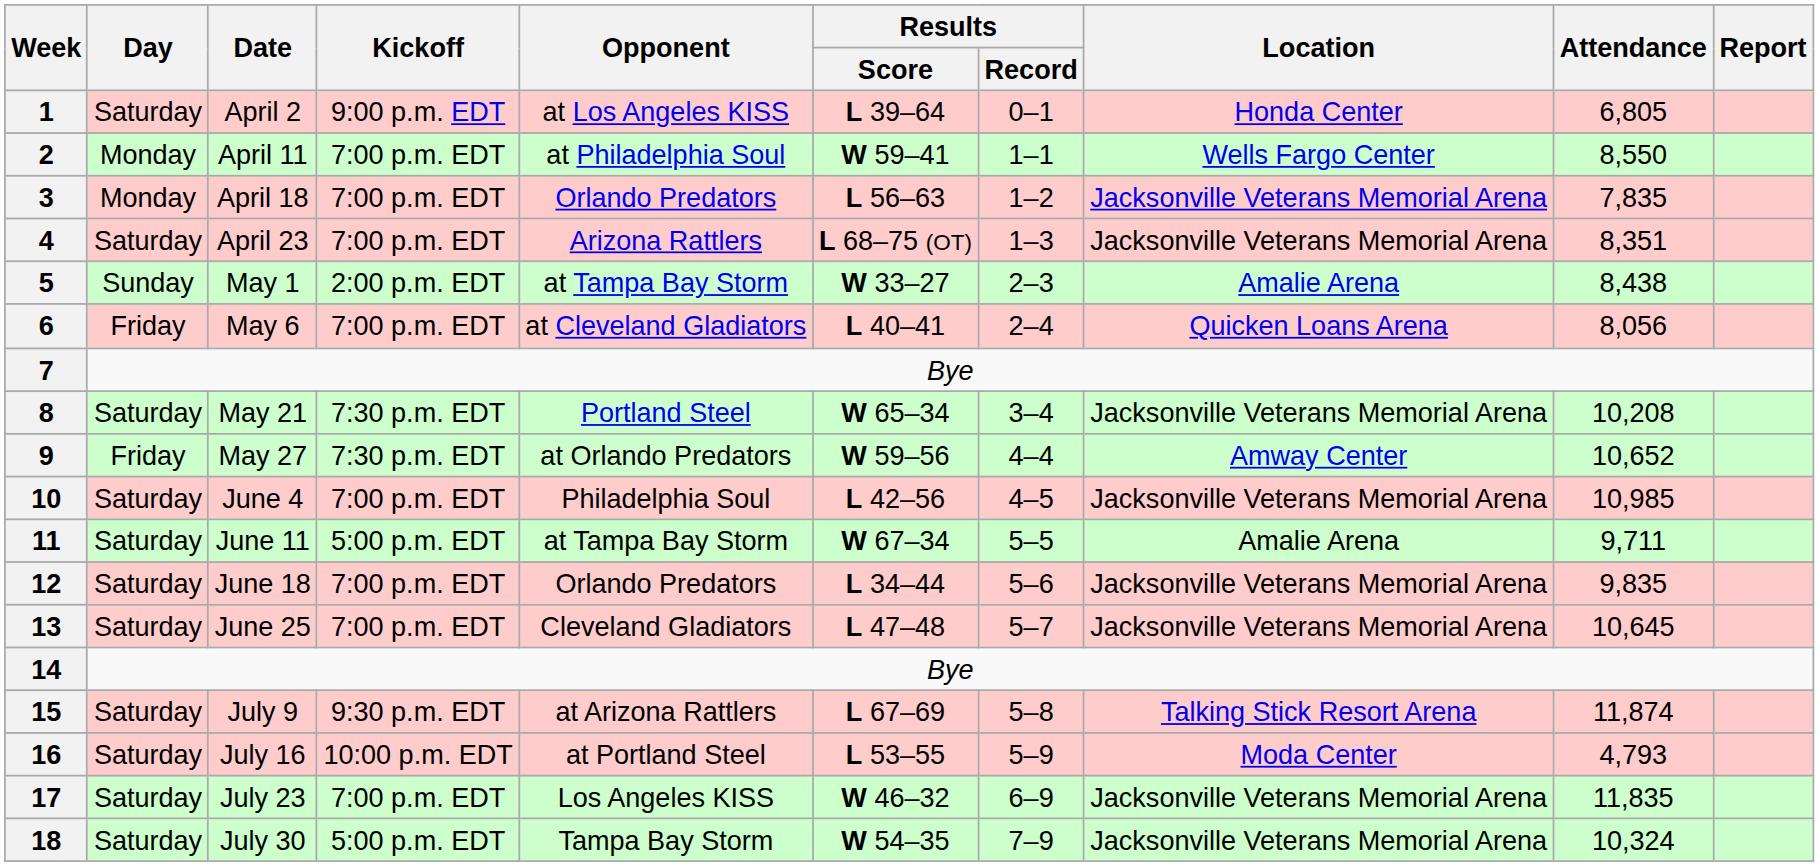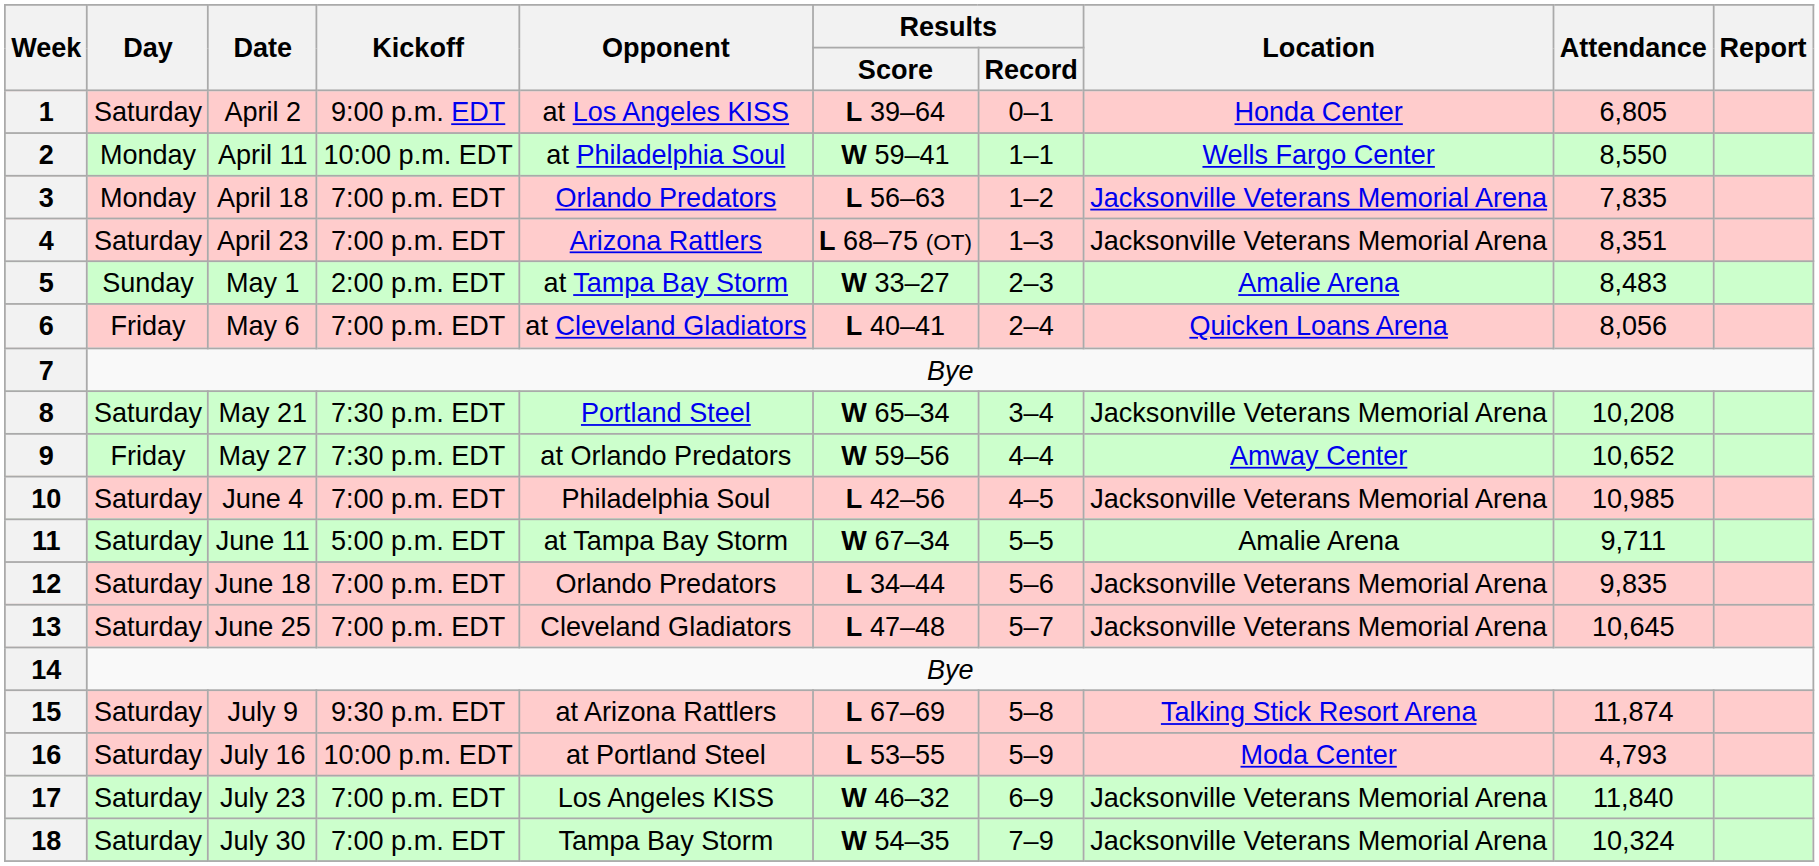(418, 155) 7:00 p.m. EDT -> (418, 155) 10:00 p.m. EDT
(1633, 283) 8,438 -> (1633, 283) 8,483
(1633, 797) 11,835 -> (1633, 797) 11,840
(418, 840) 5:00 p.m. EDT -> (418, 840) 7:00 p.m. EDT
